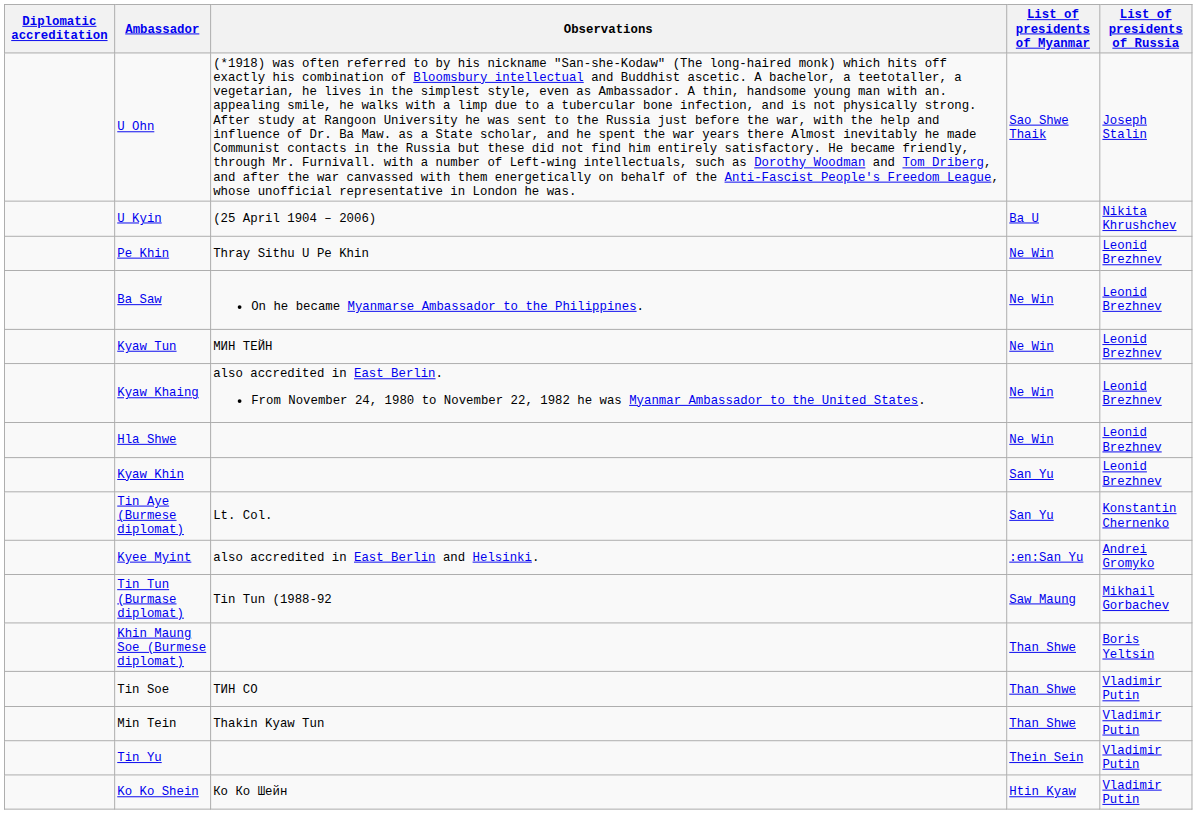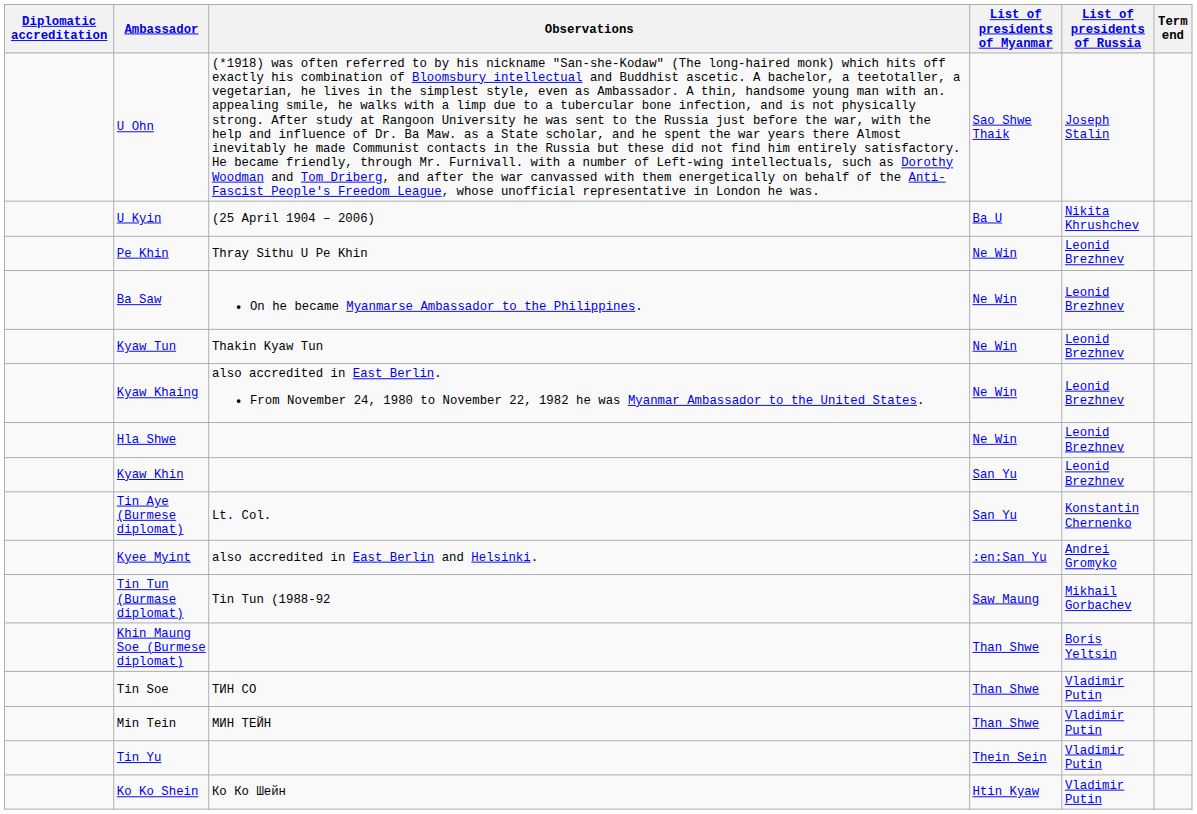+ column: (1173, 29)
(243, 347) МИН ТЕЙН -> (268, 347) Thakin Kyaw Tun
(269, 723) Thakin Kyaw Tun -> (242, 723) МИН ТЕЙН
